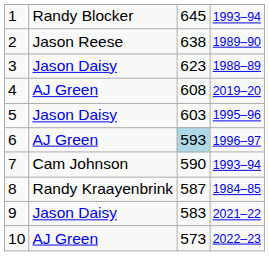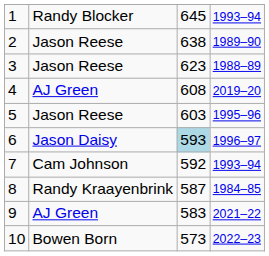(75, 66) Jason Daisy -> (78, 66) Jason Reese
(75, 115) Jason Daisy -> (78, 115) Jason Reese
(65, 139) AJ Green -> (75, 139) Jason Daisy
(193, 164) 590 -> (193, 164) 592
(75, 213) Jason Daisy -> (65, 213) AJ Green
(65, 238) AJ Green -> (75, 238) Bowen Born
